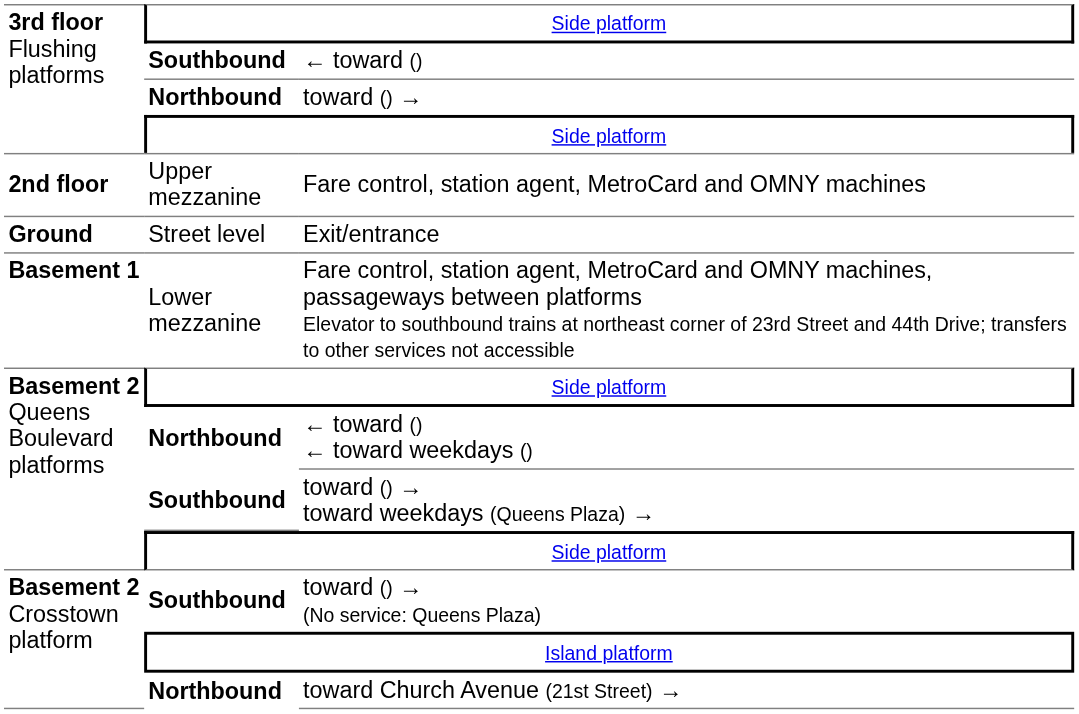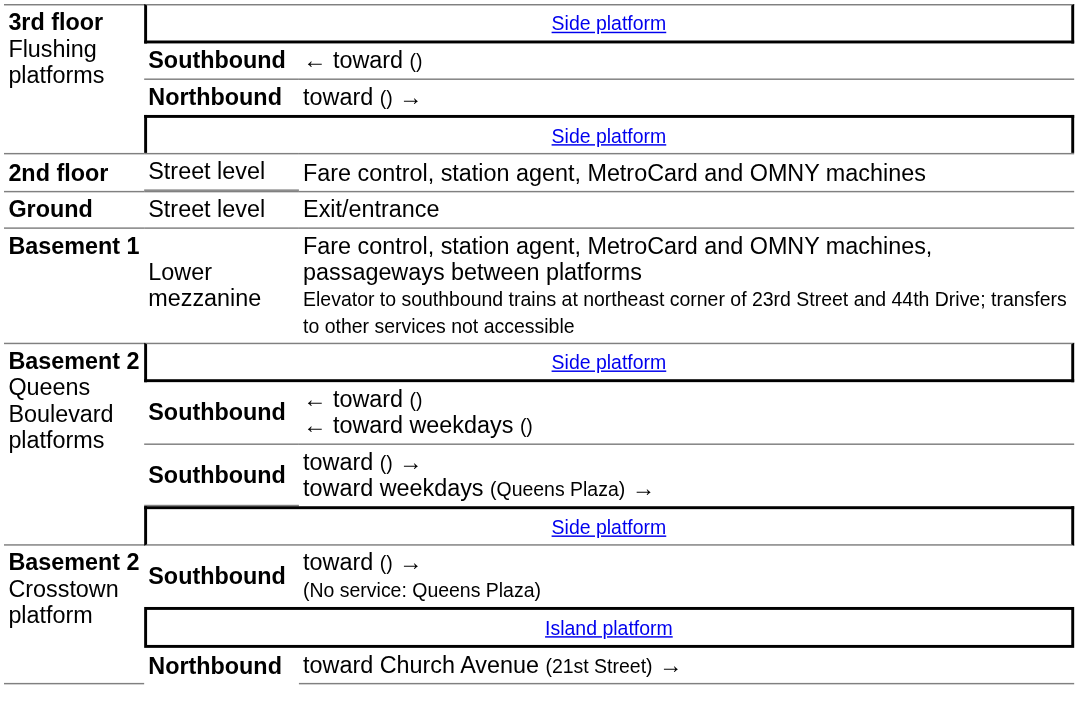(205, 184) Upper mezzanine -> (207, 171) Street level
(215, 438) Northbound -> (217, 412) Southbound
